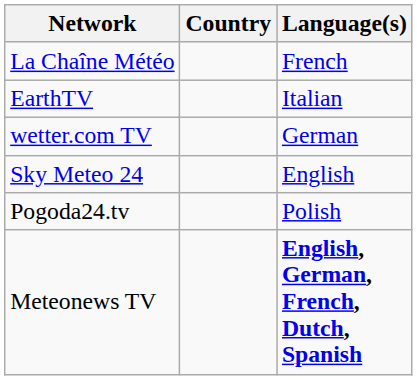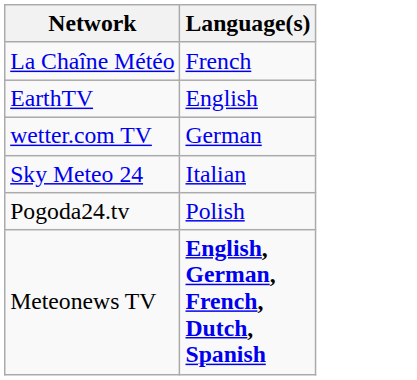- column: (228, 23)
(312, 98) Italian -> (222, 98) English
(318, 173) English -> (216, 173) Italian
